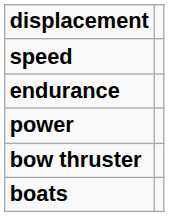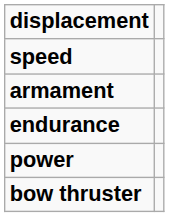+ row: (62, 90)
- row: (39, 194)
